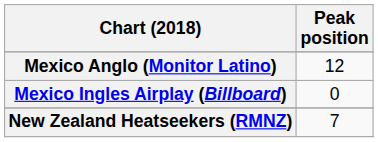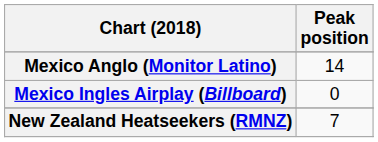(335, 66) 12 -> (335, 66) 14
